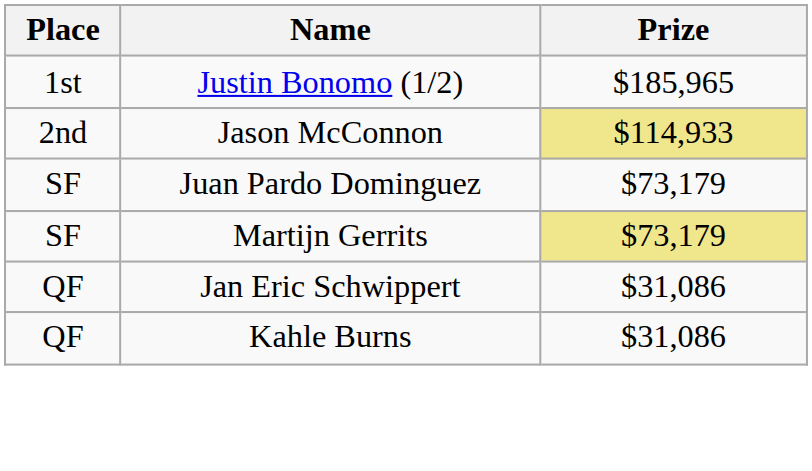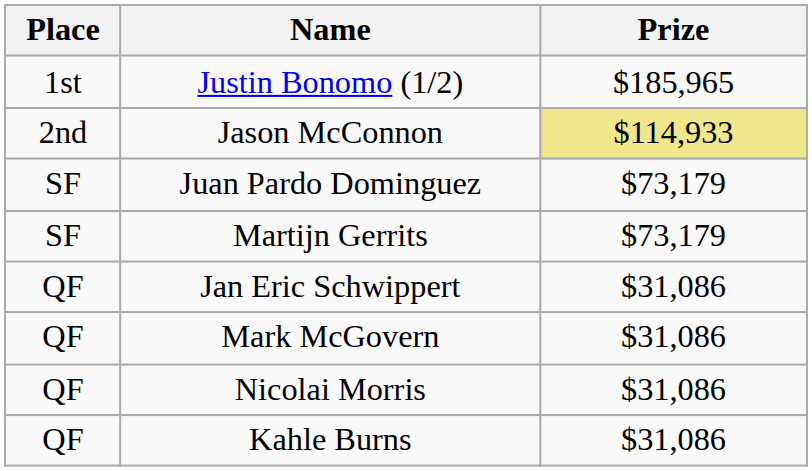(674, 235) khaki background -> (674, 235) no background
+ row: (330, 337)
+ row: (330, 388)
